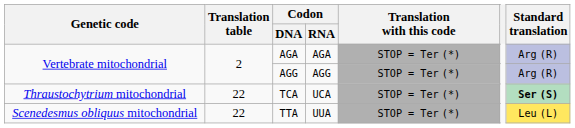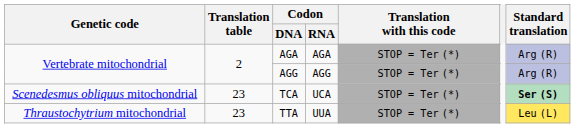(105, 93) Thraustochytrium mitochondrial -> (105, 93) Scenedesmus obliquus mitochondrial
(239, 93) 22 -> (239, 93) 23
(105, 113) Scenedesmus obliquus mitochondrial -> (105, 113) Thraustochytrium mitochondrial
(239, 113) 22 -> (239, 113) 23
